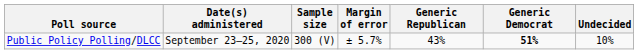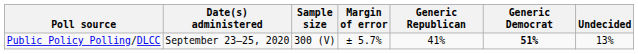(436, 41) 43% -> (436, 41) 41%
(605, 41) 10% -> (605, 41) 13%
